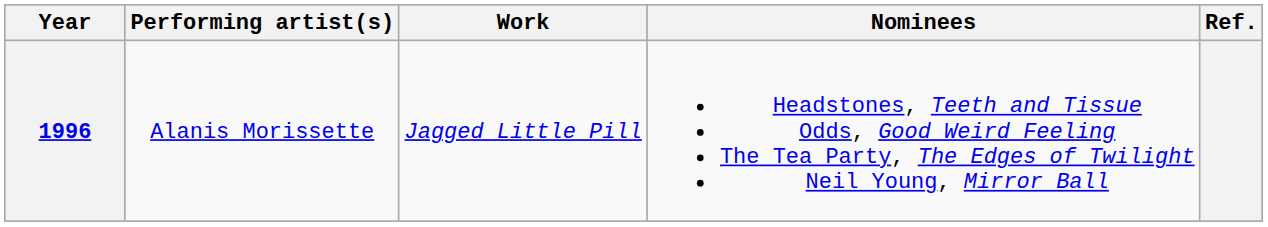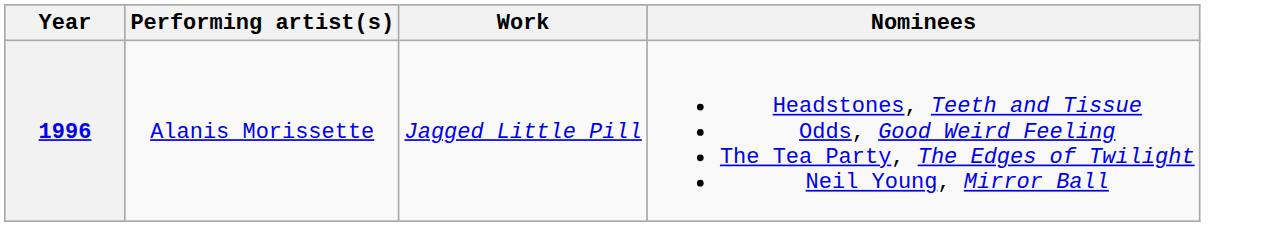- column: (1231, 23)
